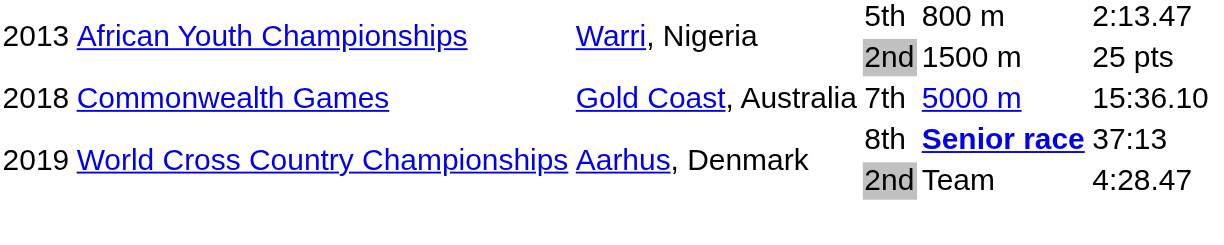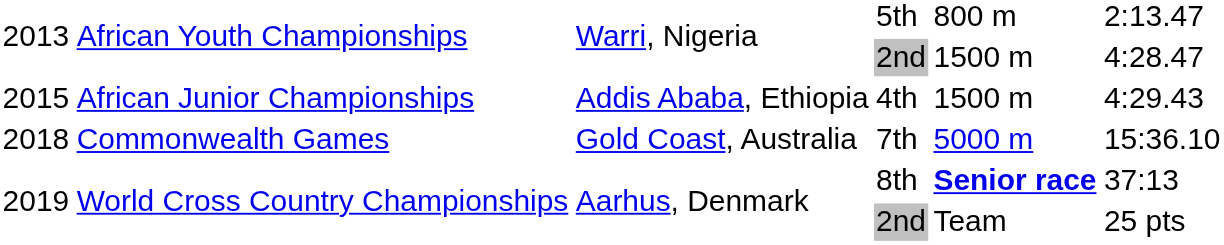(1133, 57) 25 pts -> (1154, 57) 4:28.47
+ row: (36, 98)
(1142, 180) 4:28.47 -> (1145, 221) 25 pts
